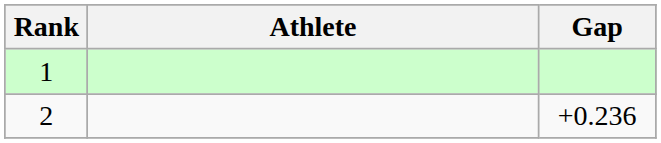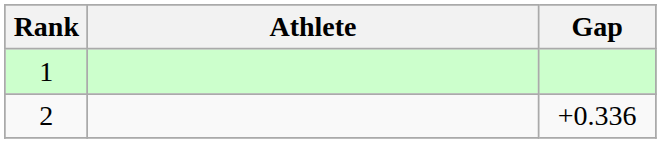(597, 115) +0.236 -> (597, 115) +0.336
